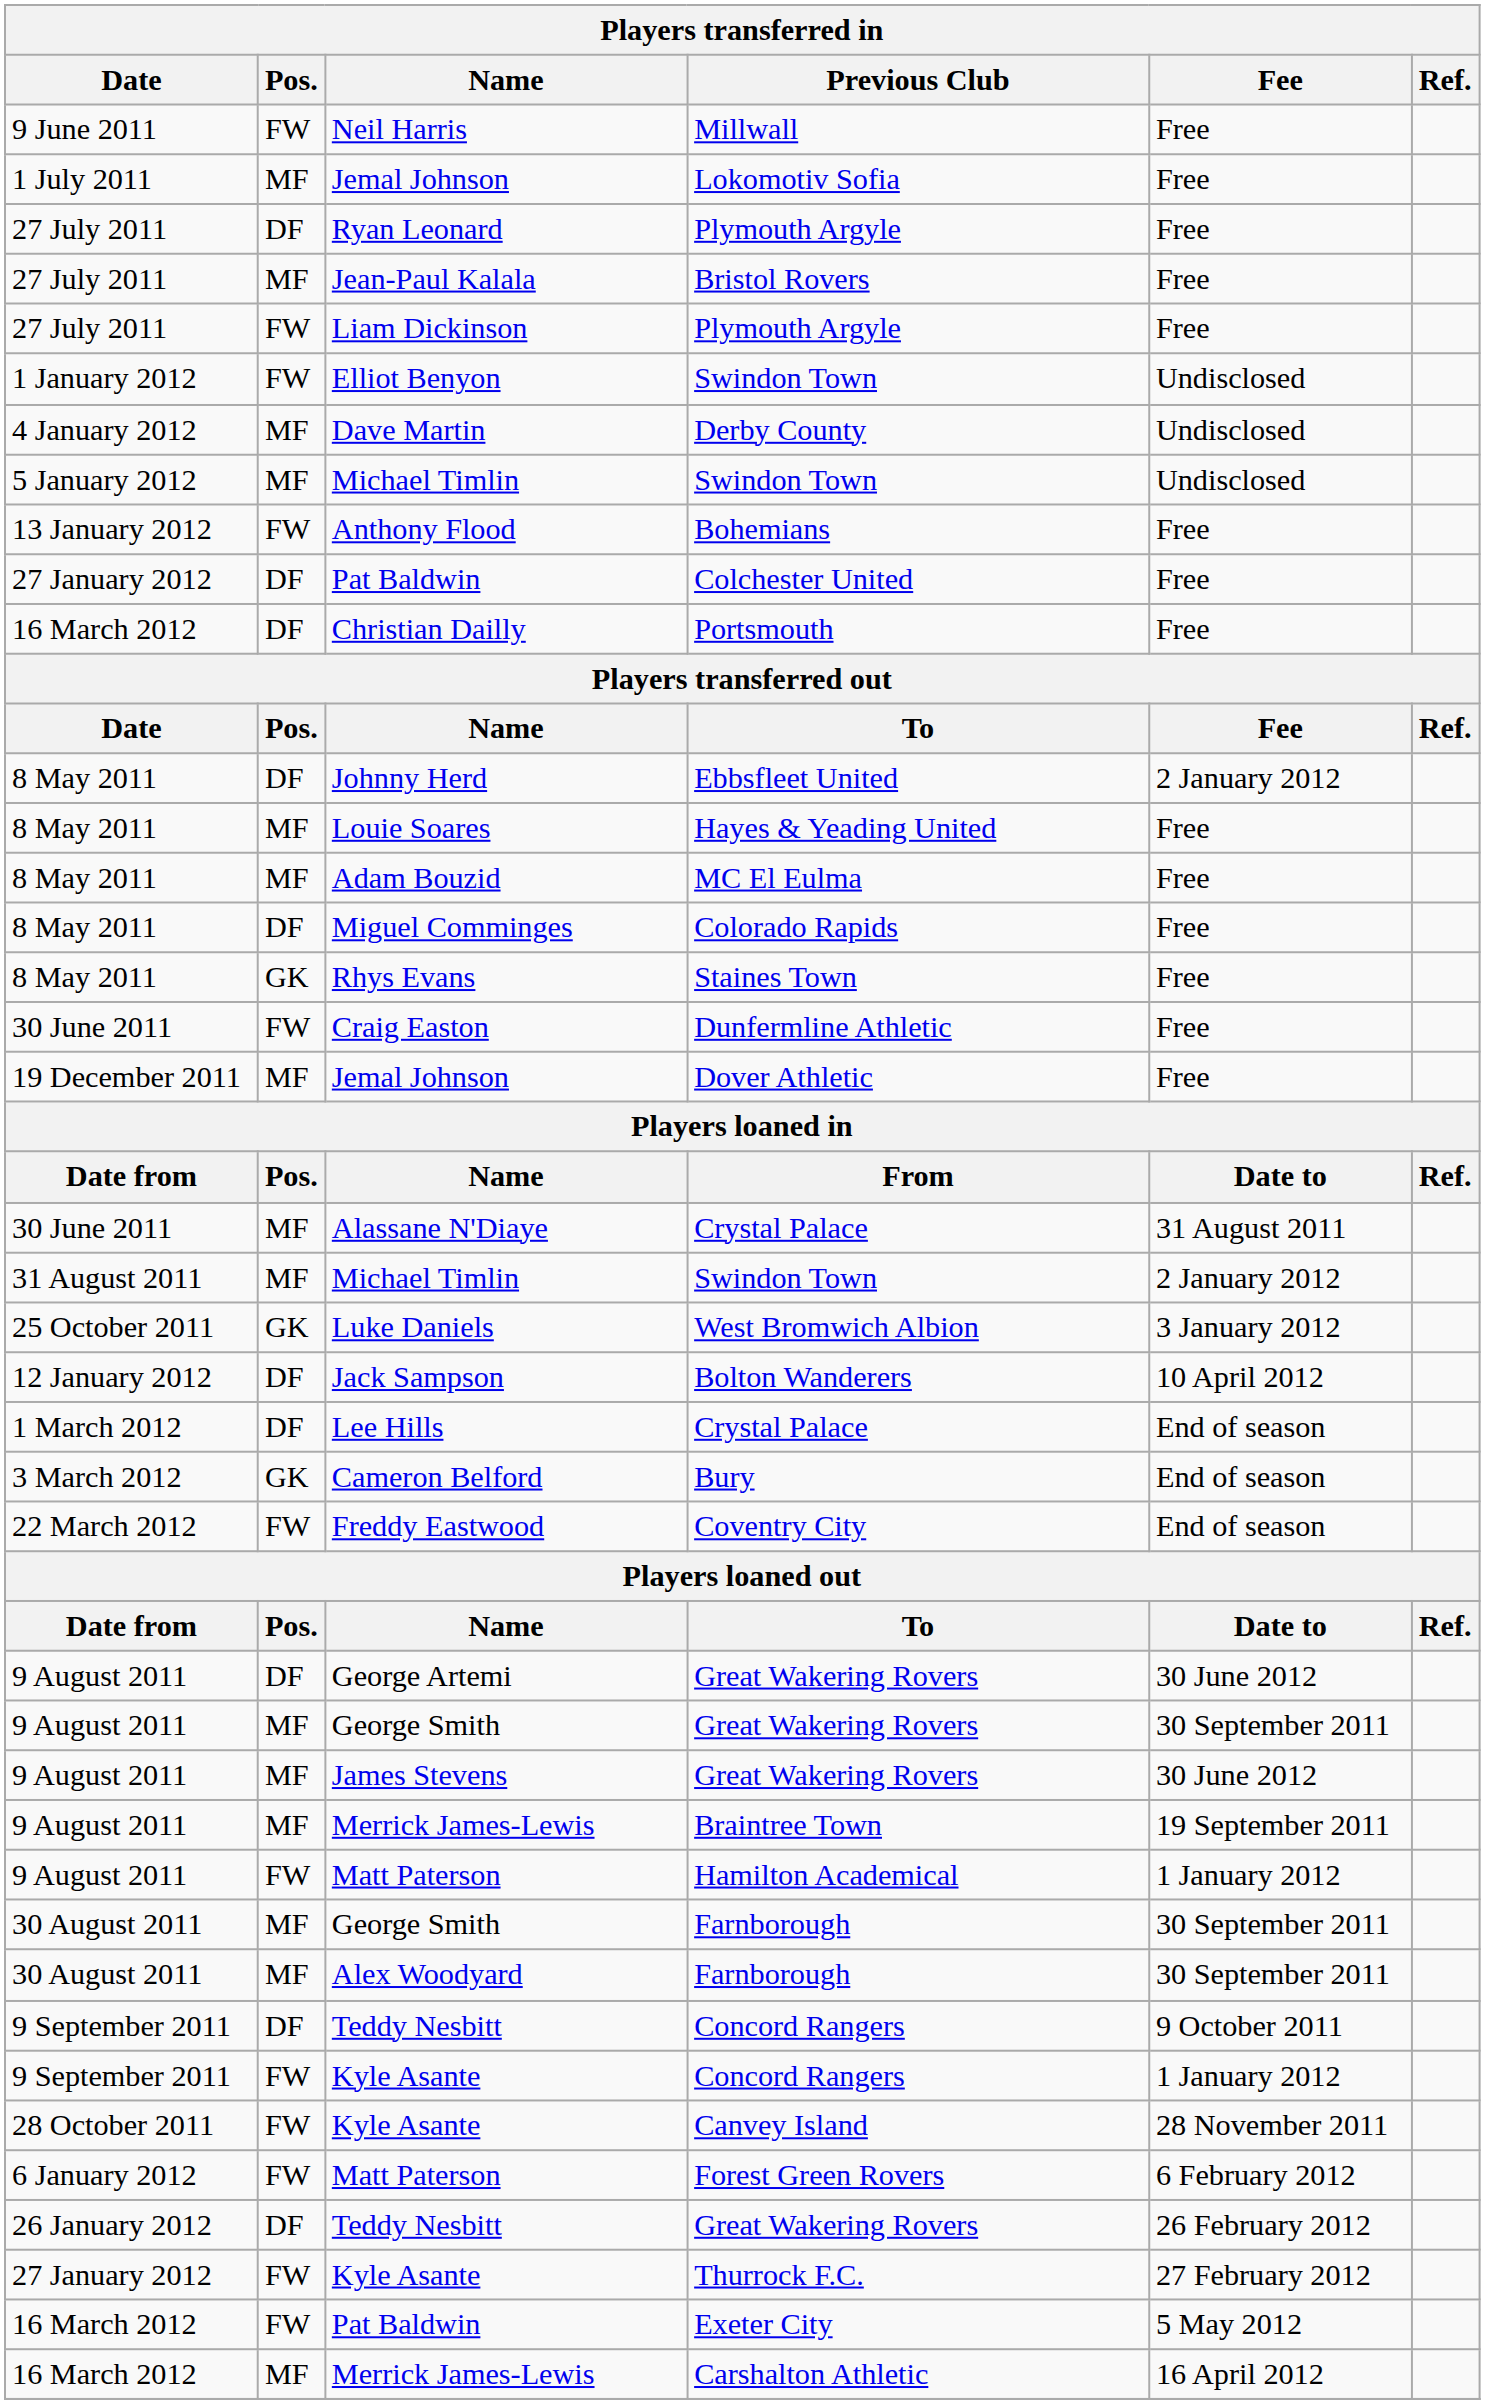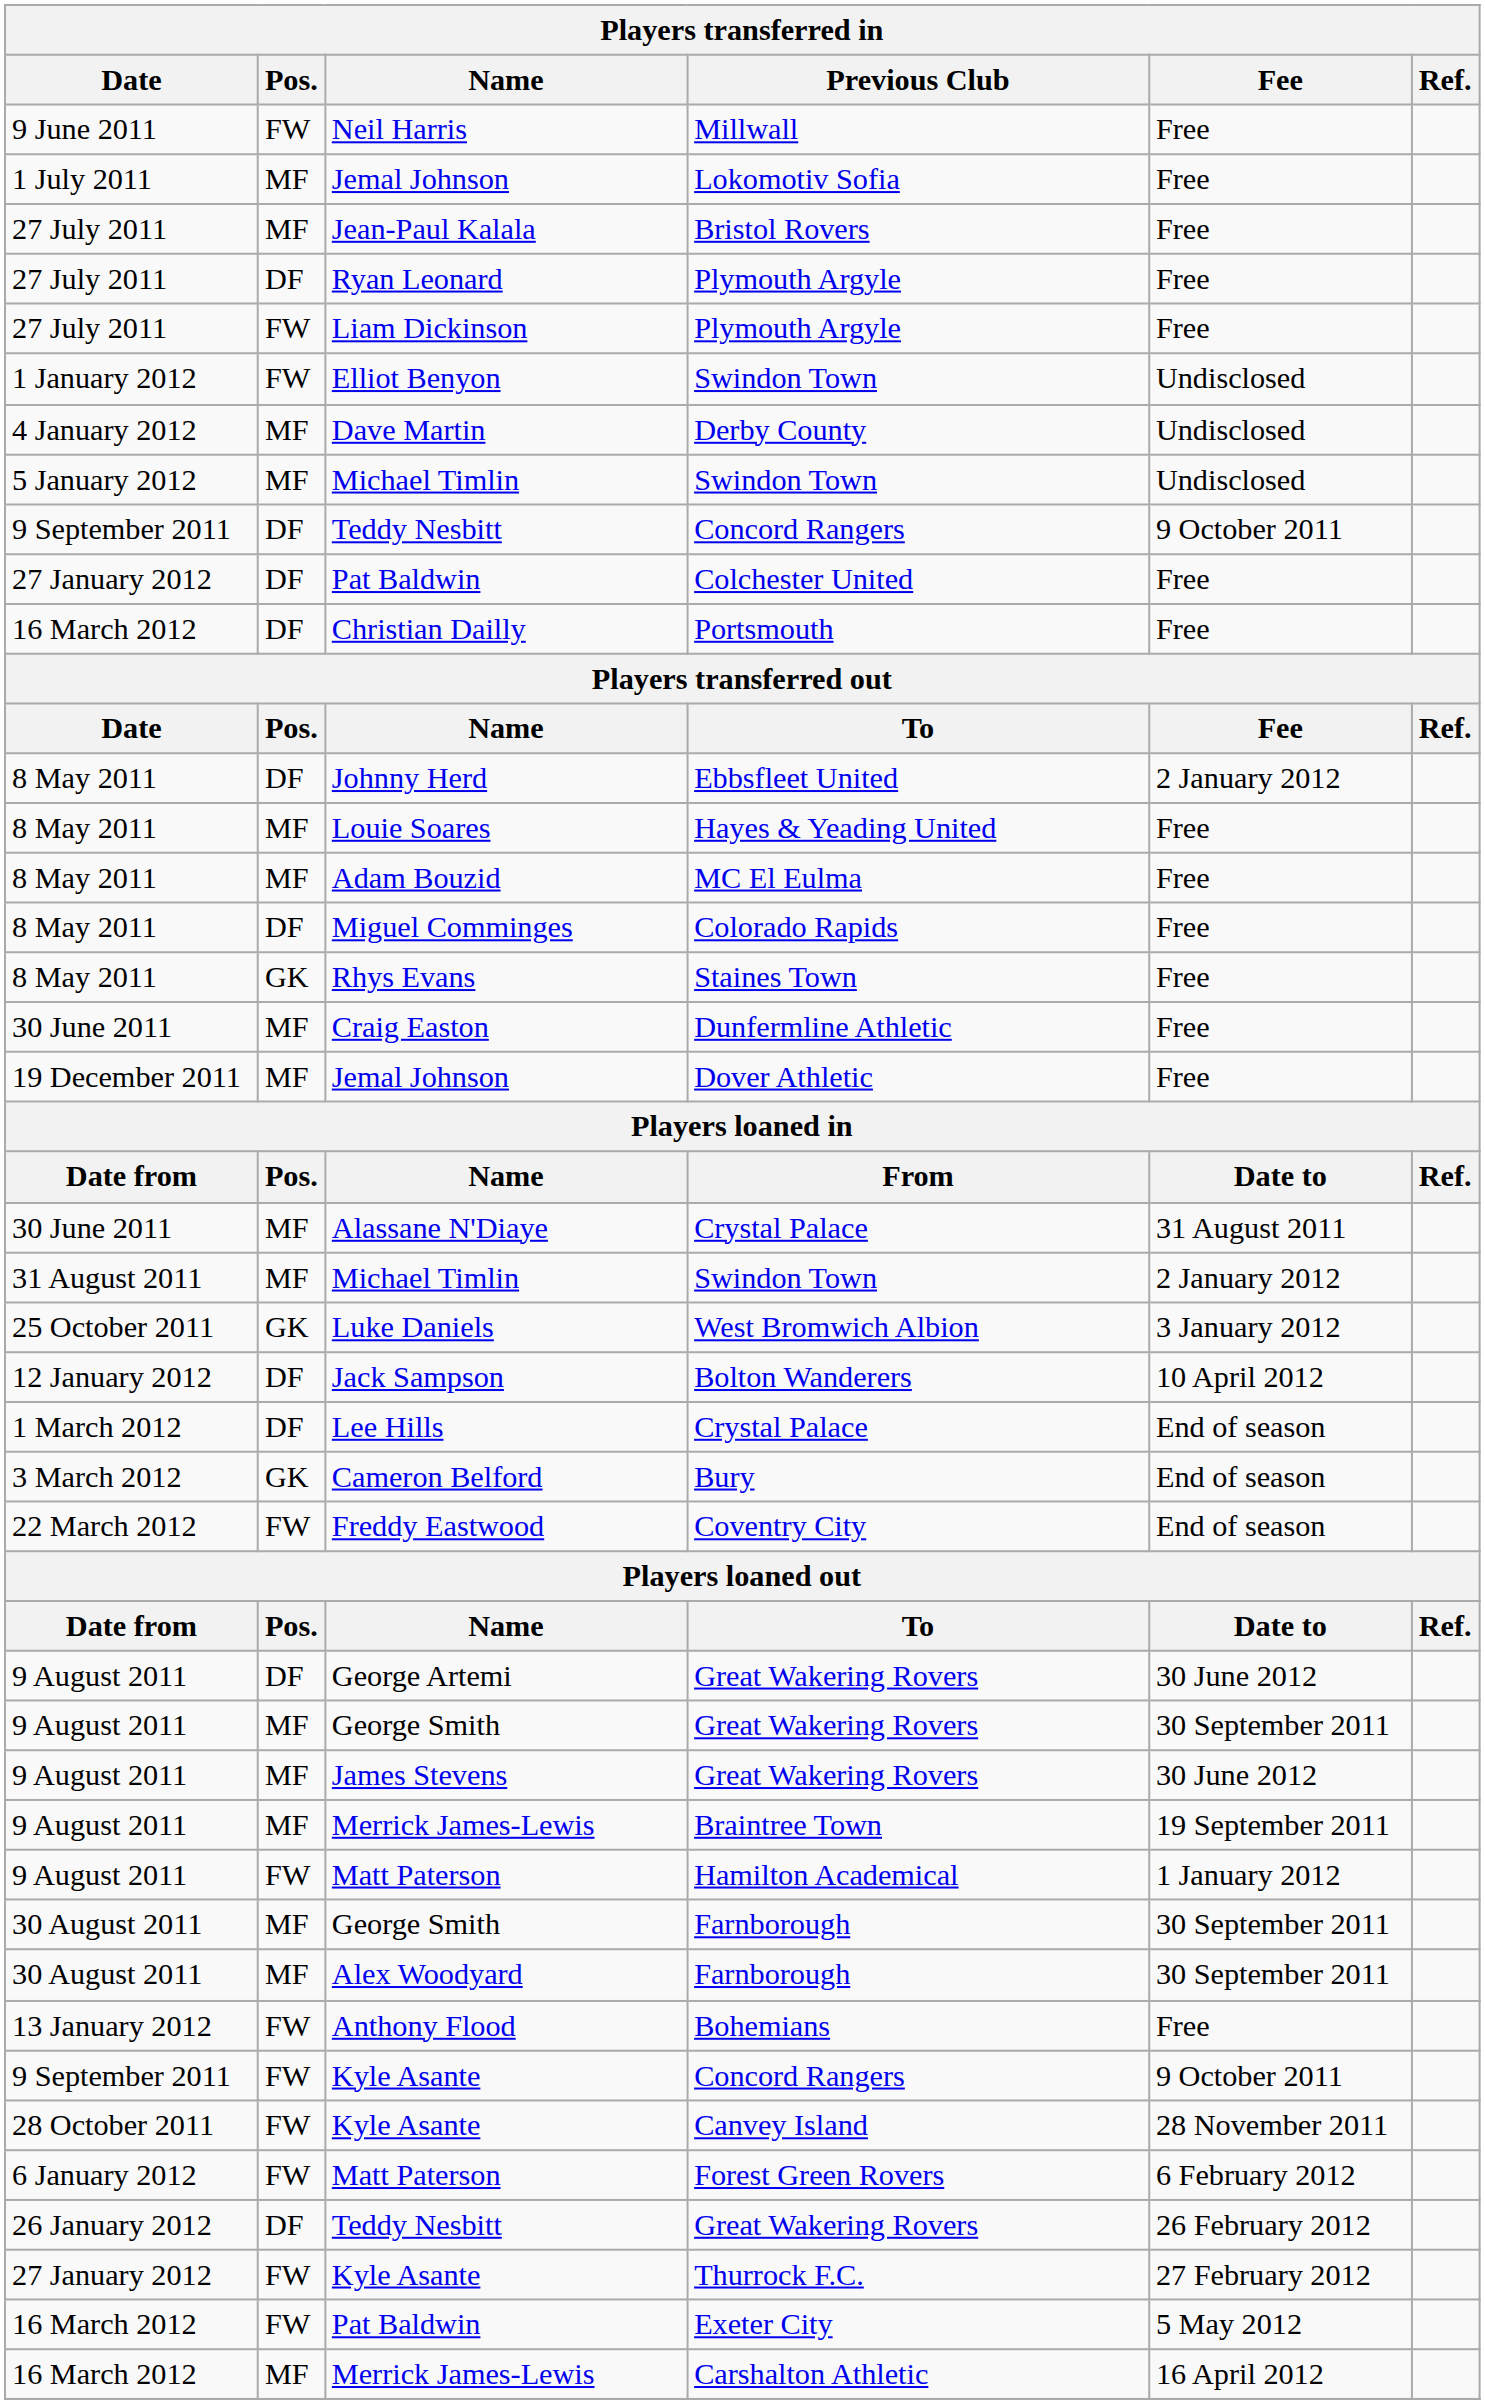rows swapped: (90, 229) <-> (90, 278)
rows swapped: (112, 528) <-> (121, 2024)
(288, 1027) FW -> (287, 1027) MF
(1248, 2074) 1 January 2012 -> (1249, 2074) 9 October 2011
